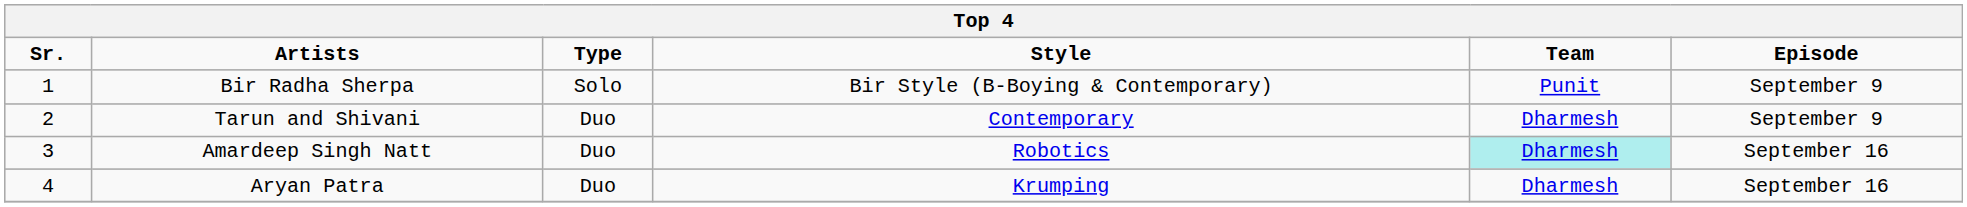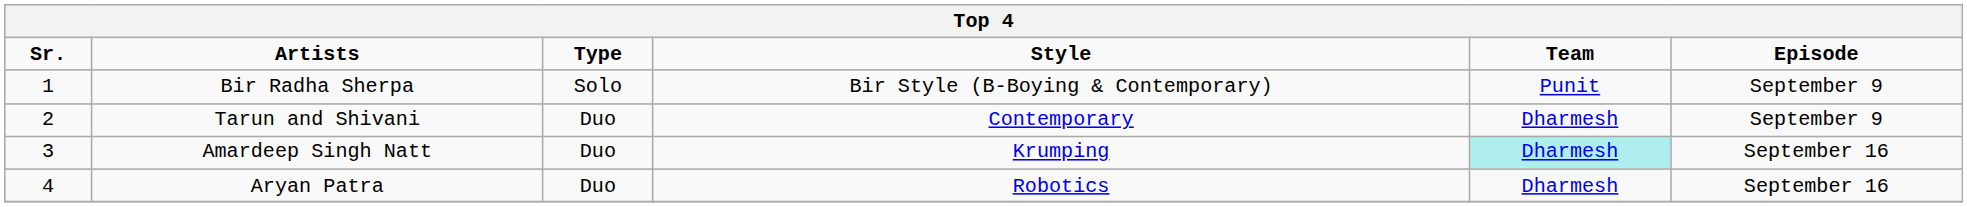(1061, 153) Robotics -> (1061, 153) Krumping
(1061, 185) Krumping -> (1061, 185) Robotics
